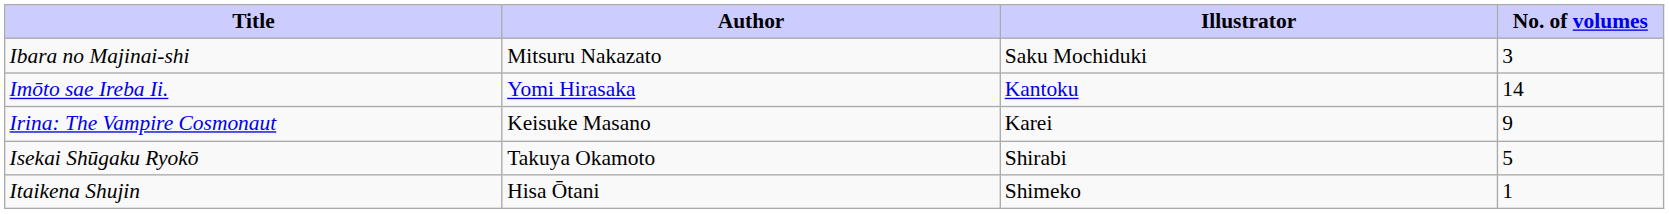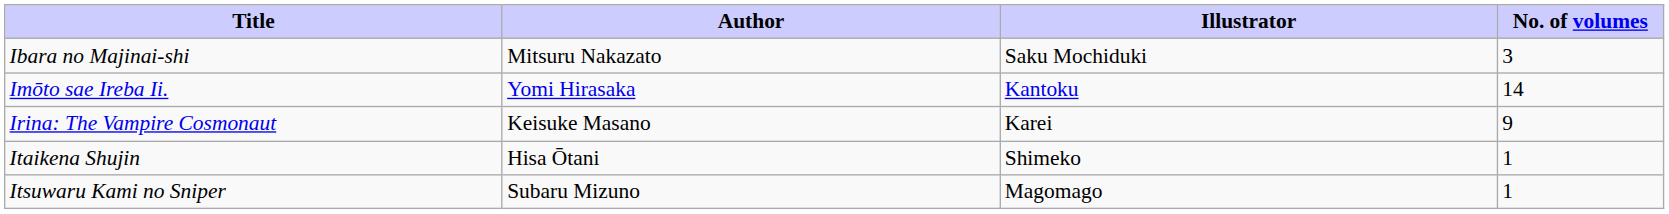- row: (104, 157)
+ row: (118, 191)
